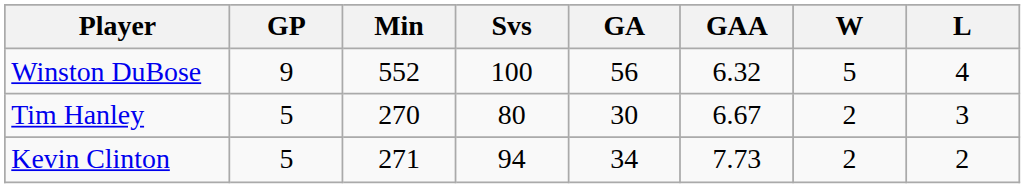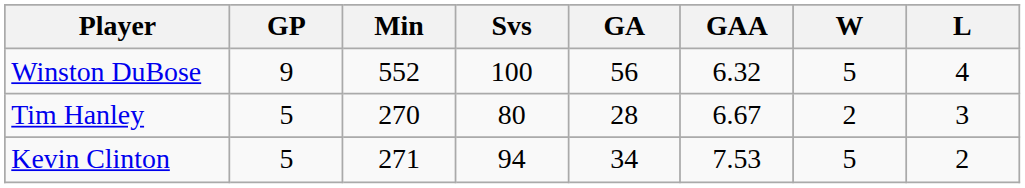(624, 114) 30 -> (624, 114) 28
(737, 159) 7.73 -> (737, 159) 7.53
(850, 159) 2 -> (850, 159) 5
